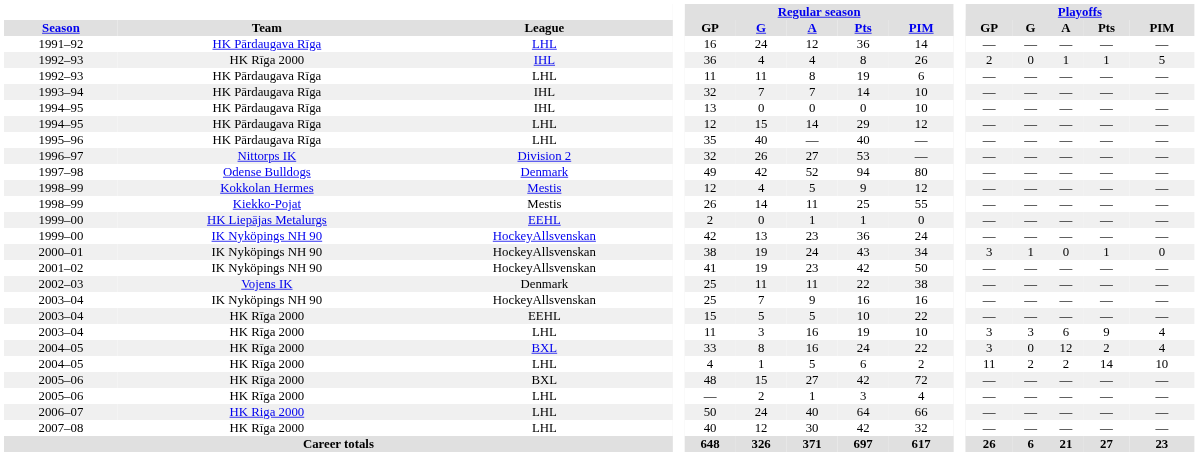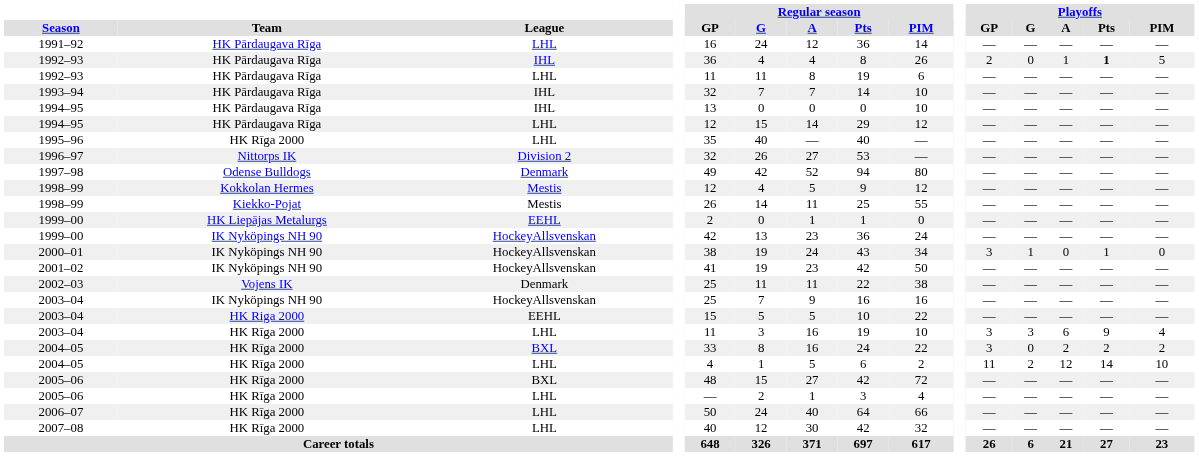(267, 60) HK Rīga 2000 -> (267, 60) HK Pārdaugava Rīga
(1106, 60) normal -> (1106, 60) bold
(267, 140) HK Pārdaugava Rīga -> (267, 140) HK Rīga 2000
(267, 316) HK Rīga 2000 -> (267, 316) HK Riga 2000
(1066, 348) 12 -> (1066, 348) 2
(1162, 348) 4 -> (1162, 348) 2
(1066, 364) 2 -> (1066, 364) 12
(267, 412) HK Riga 2000 -> (267, 412) HK Rīga 2000
